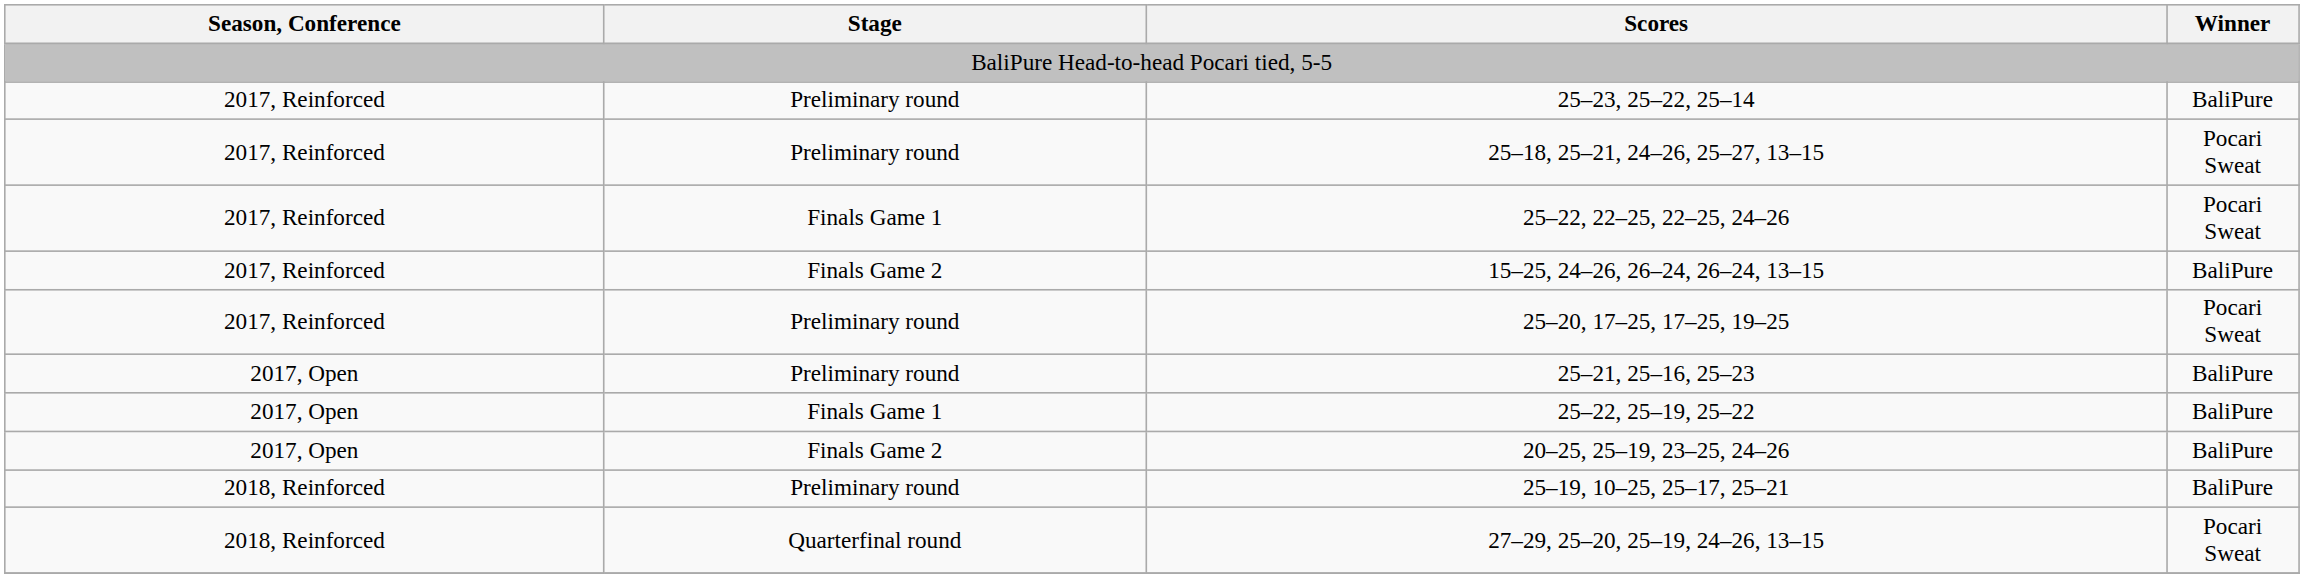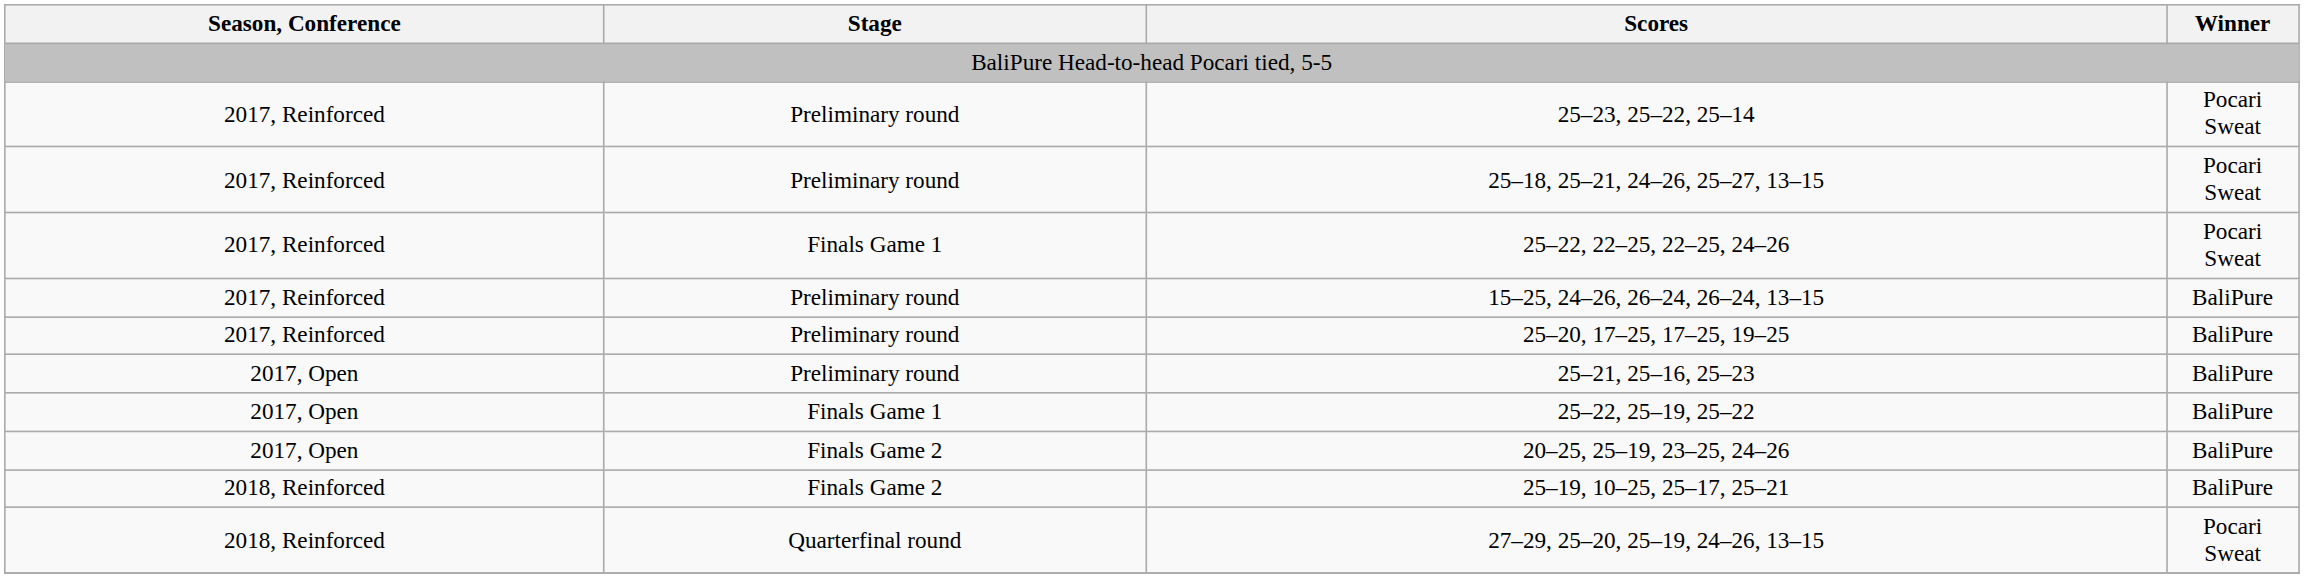(2233, 100) BaliPure -> (2233, 114) Pocari Sweat
(875, 269) Finals Game 2 -> (875, 297) Preliminary round
(2233, 321) Pocari Sweat -> (2233, 335) BaliPure
(875, 488) Preliminary round -> (875, 488) Finals Game 2
